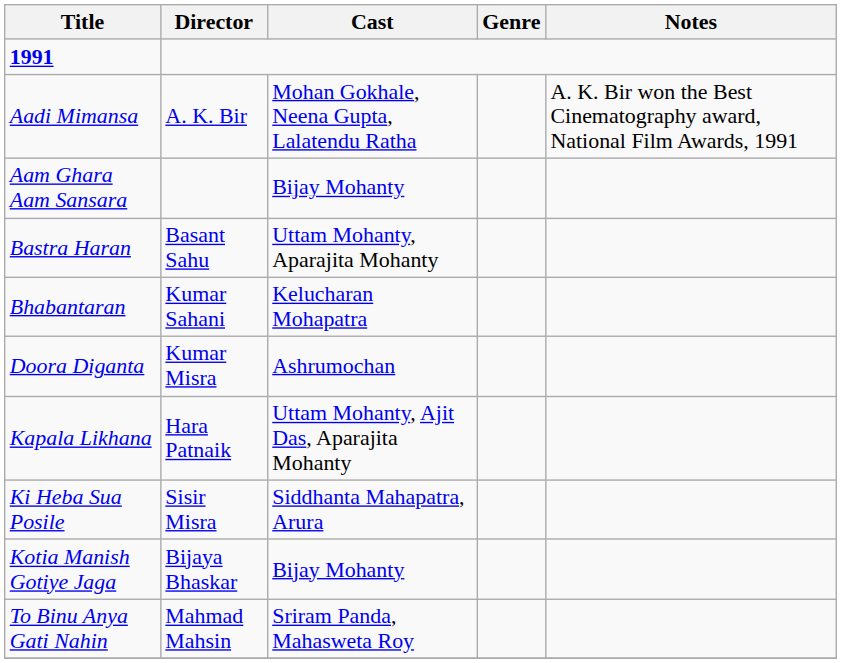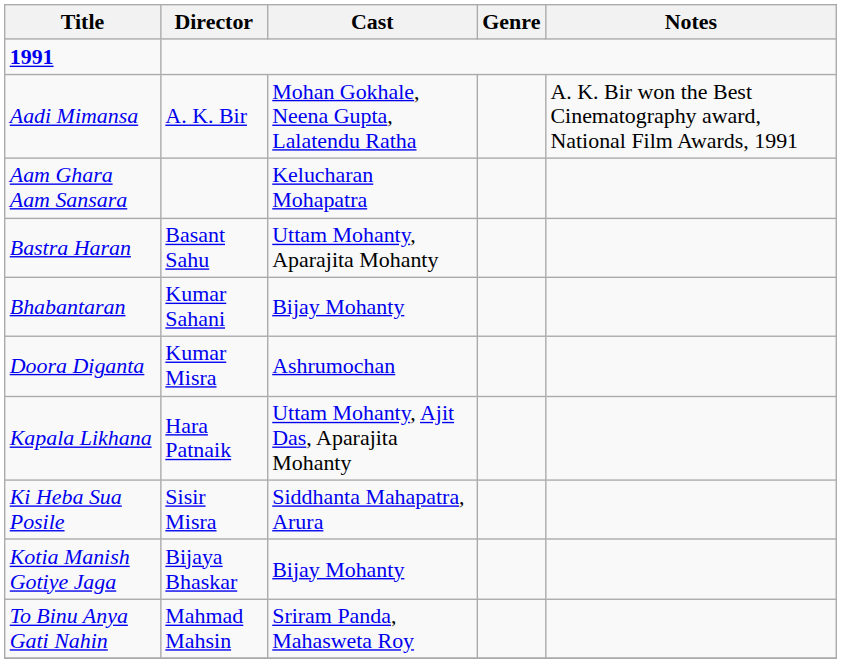(338, 187) Bijay Mohanty -> (323, 187) Kelucharan Mohapatra
(323, 306) Kelucharan Mohapatra -> (338, 306) Bijay Mohanty
